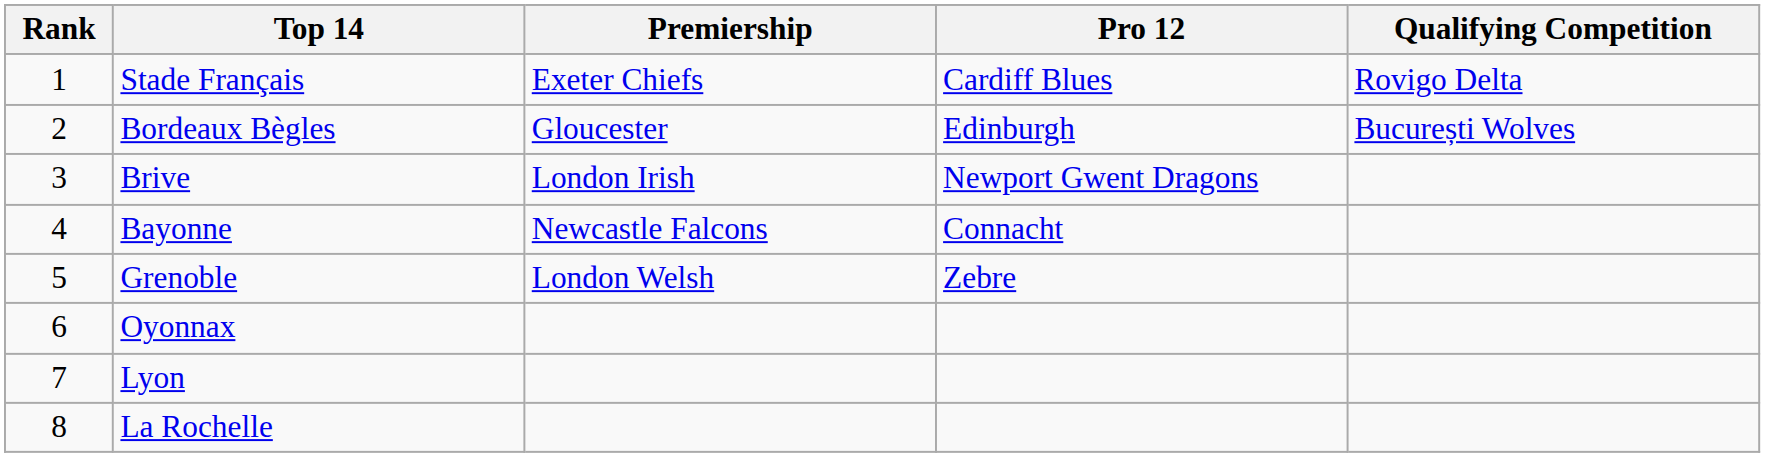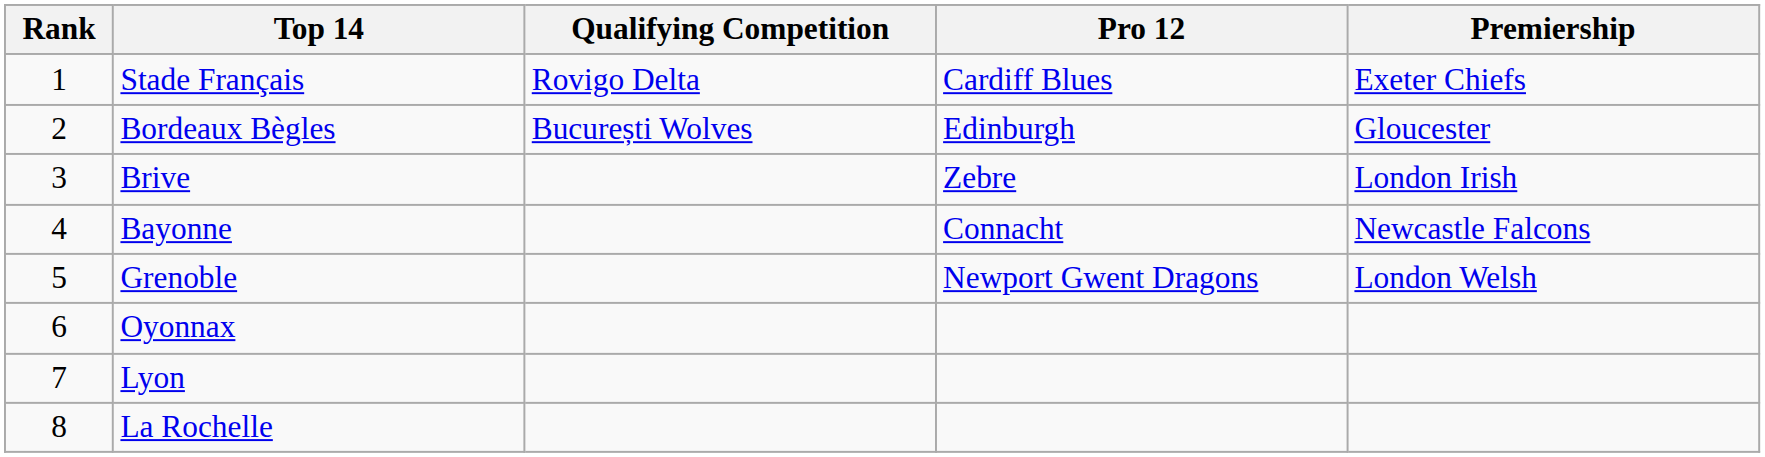columns swapped: (730, 29) <-> (1553, 29)
(1101, 178) Newport Gwent Dragons -> (980, 178) Zebre
(980, 278) Zebre -> (1101, 278) Newport Gwent Dragons
